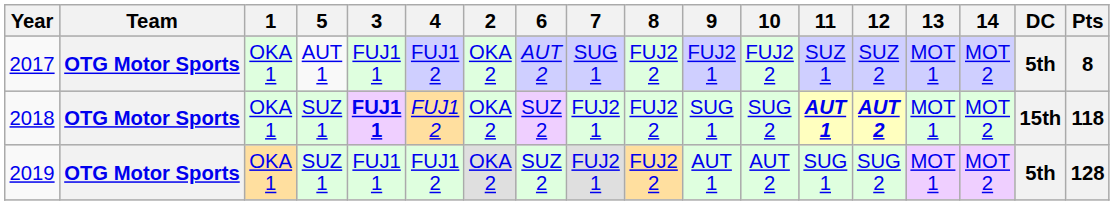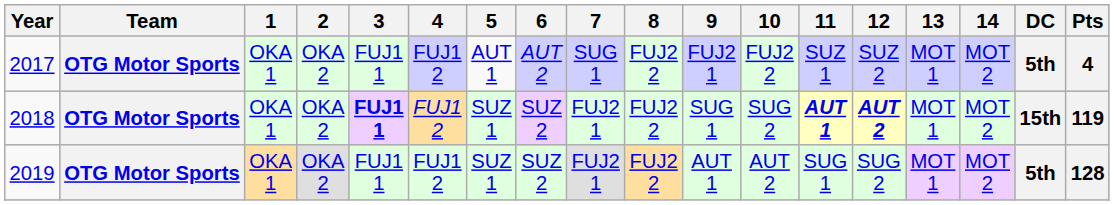columns swapped: (490, 20) <-> (322, 20)
(1088, 63) 8 -> (1088, 63) 4
(1088, 118) 118 -> (1088, 118) 119
